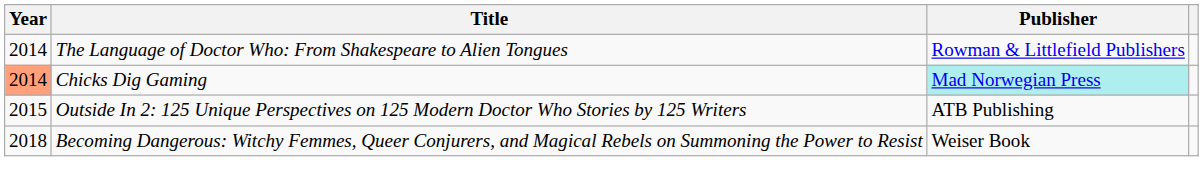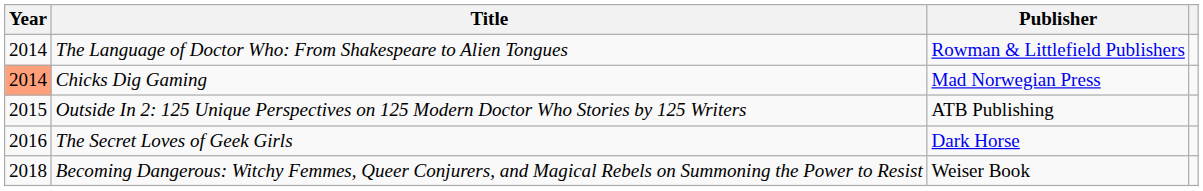(1016, 79) paleturquoise background -> (1016, 79) no background
+ row: (174, 140)
